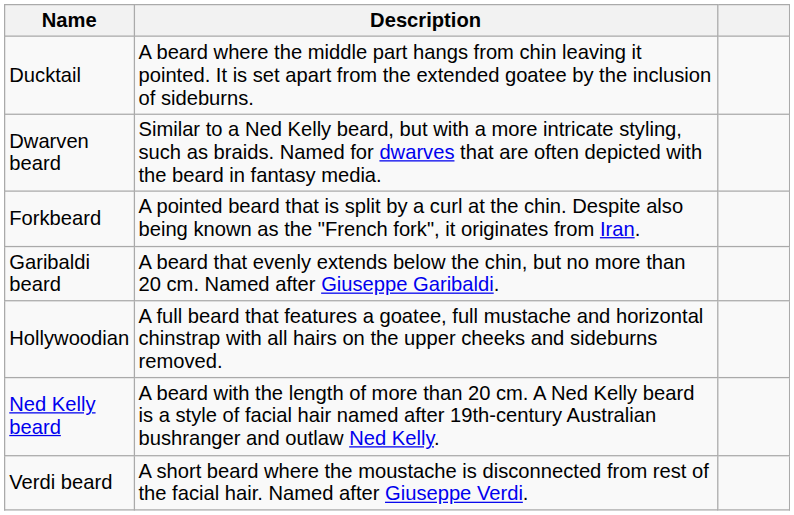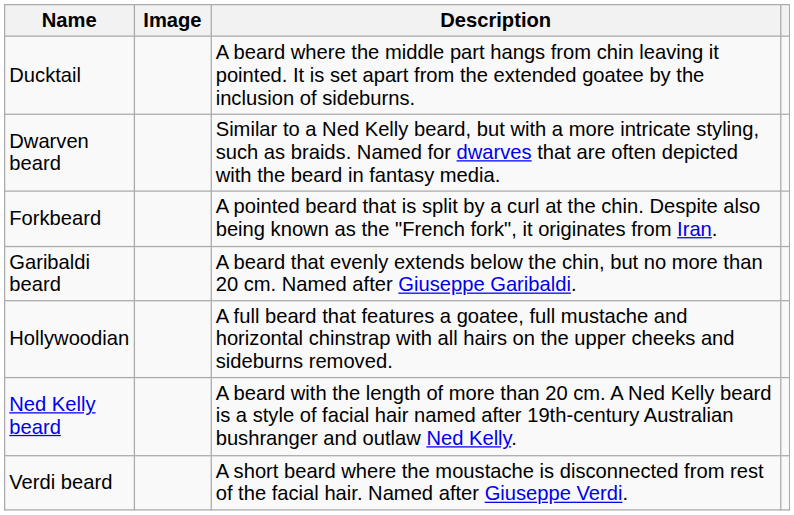+ column: (172, 20)
